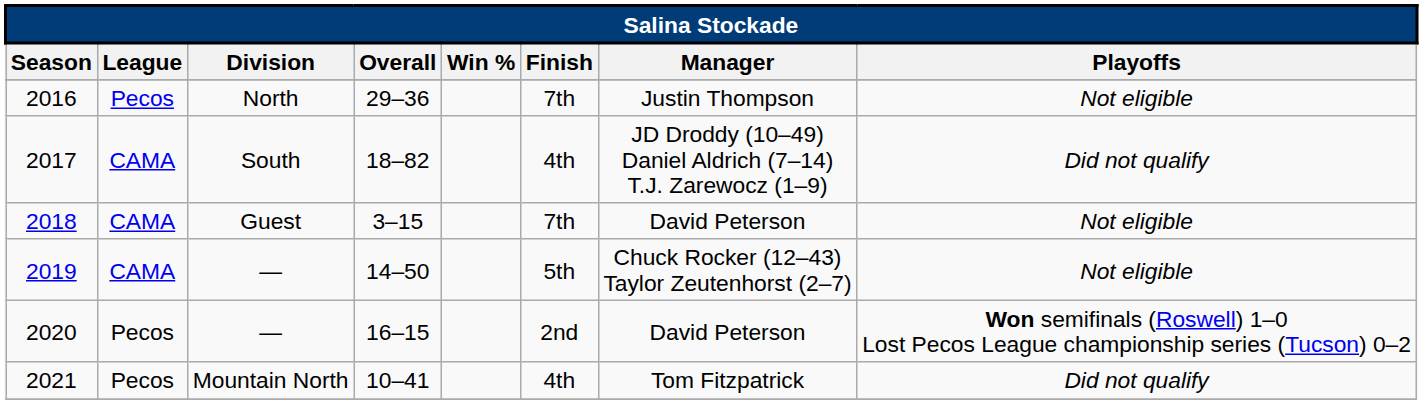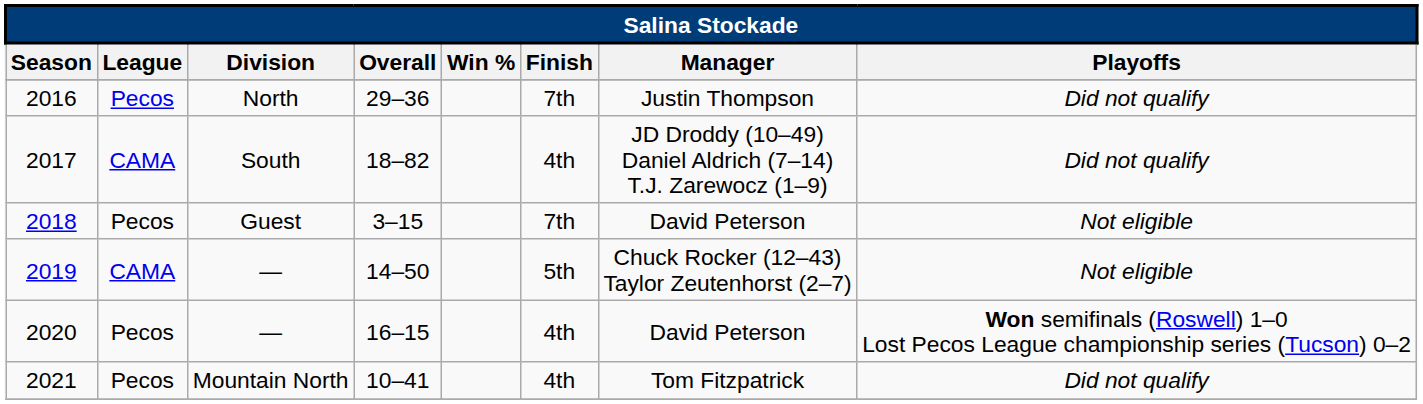(1137, 98) Not eligible -> (1137, 98) Did not qualify
(142, 221) CAMA -> (142, 221) Pecos
(559, 332) 2nd -> (559, 332) 4th
